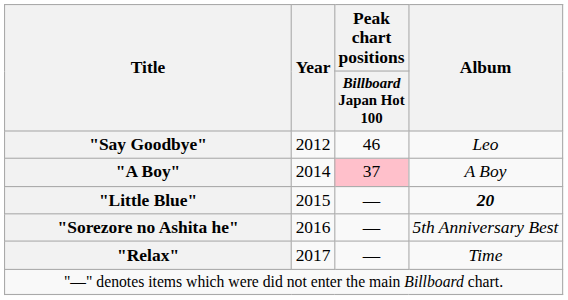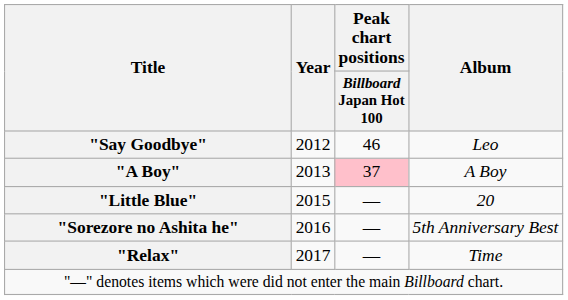(313, 172) 2014 -> (313, 172) 2013
(485, 199) bold -> (485, 199) normal
